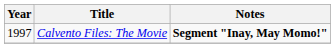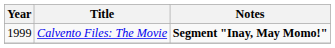(19, 33) 1997 -> (19, 33) 1999
